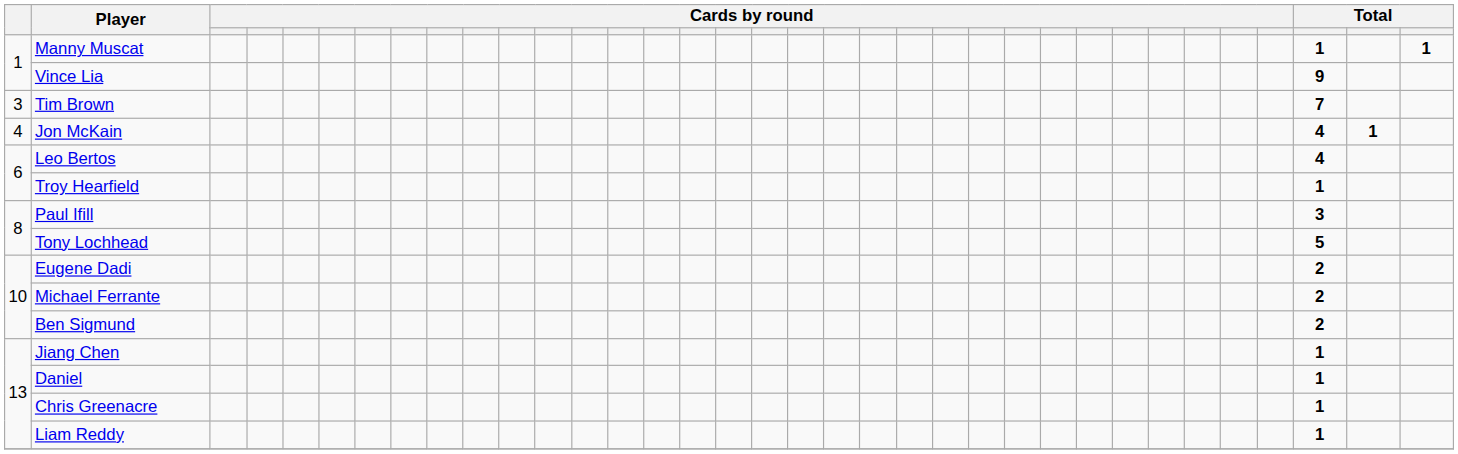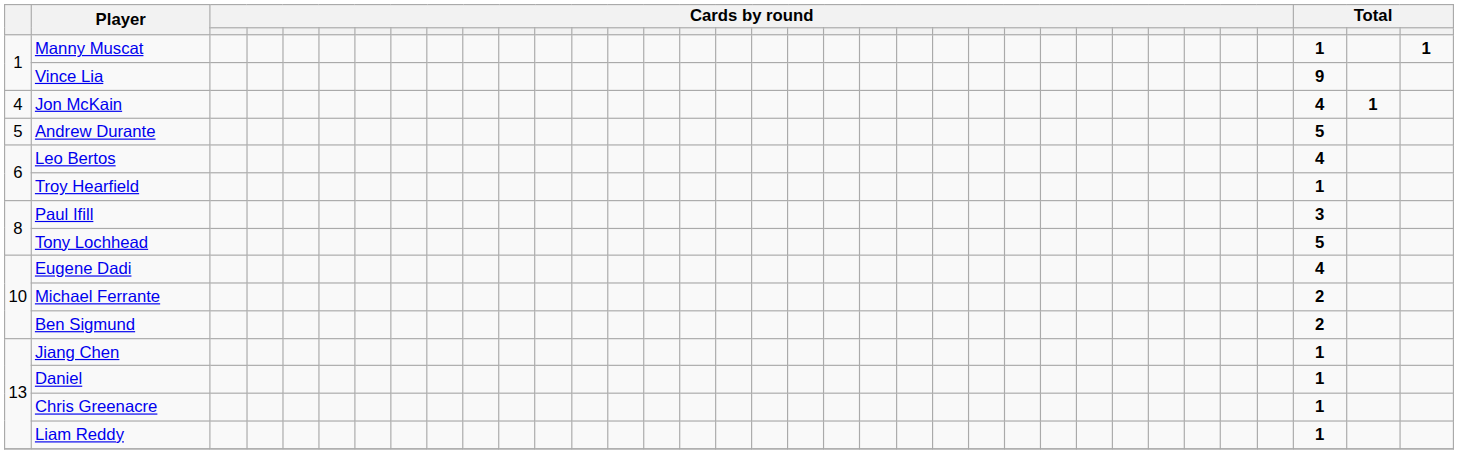- row: (74, 104)
+ row: (95, 132)
(1320, 269) 2 -> (1320, 269) 4
